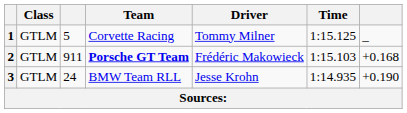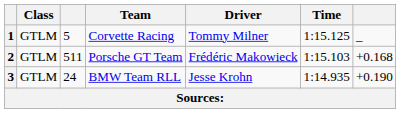(73, 56) 911 -> (73, 56) 511
(139, 56) bold -> (136, 56) normal
